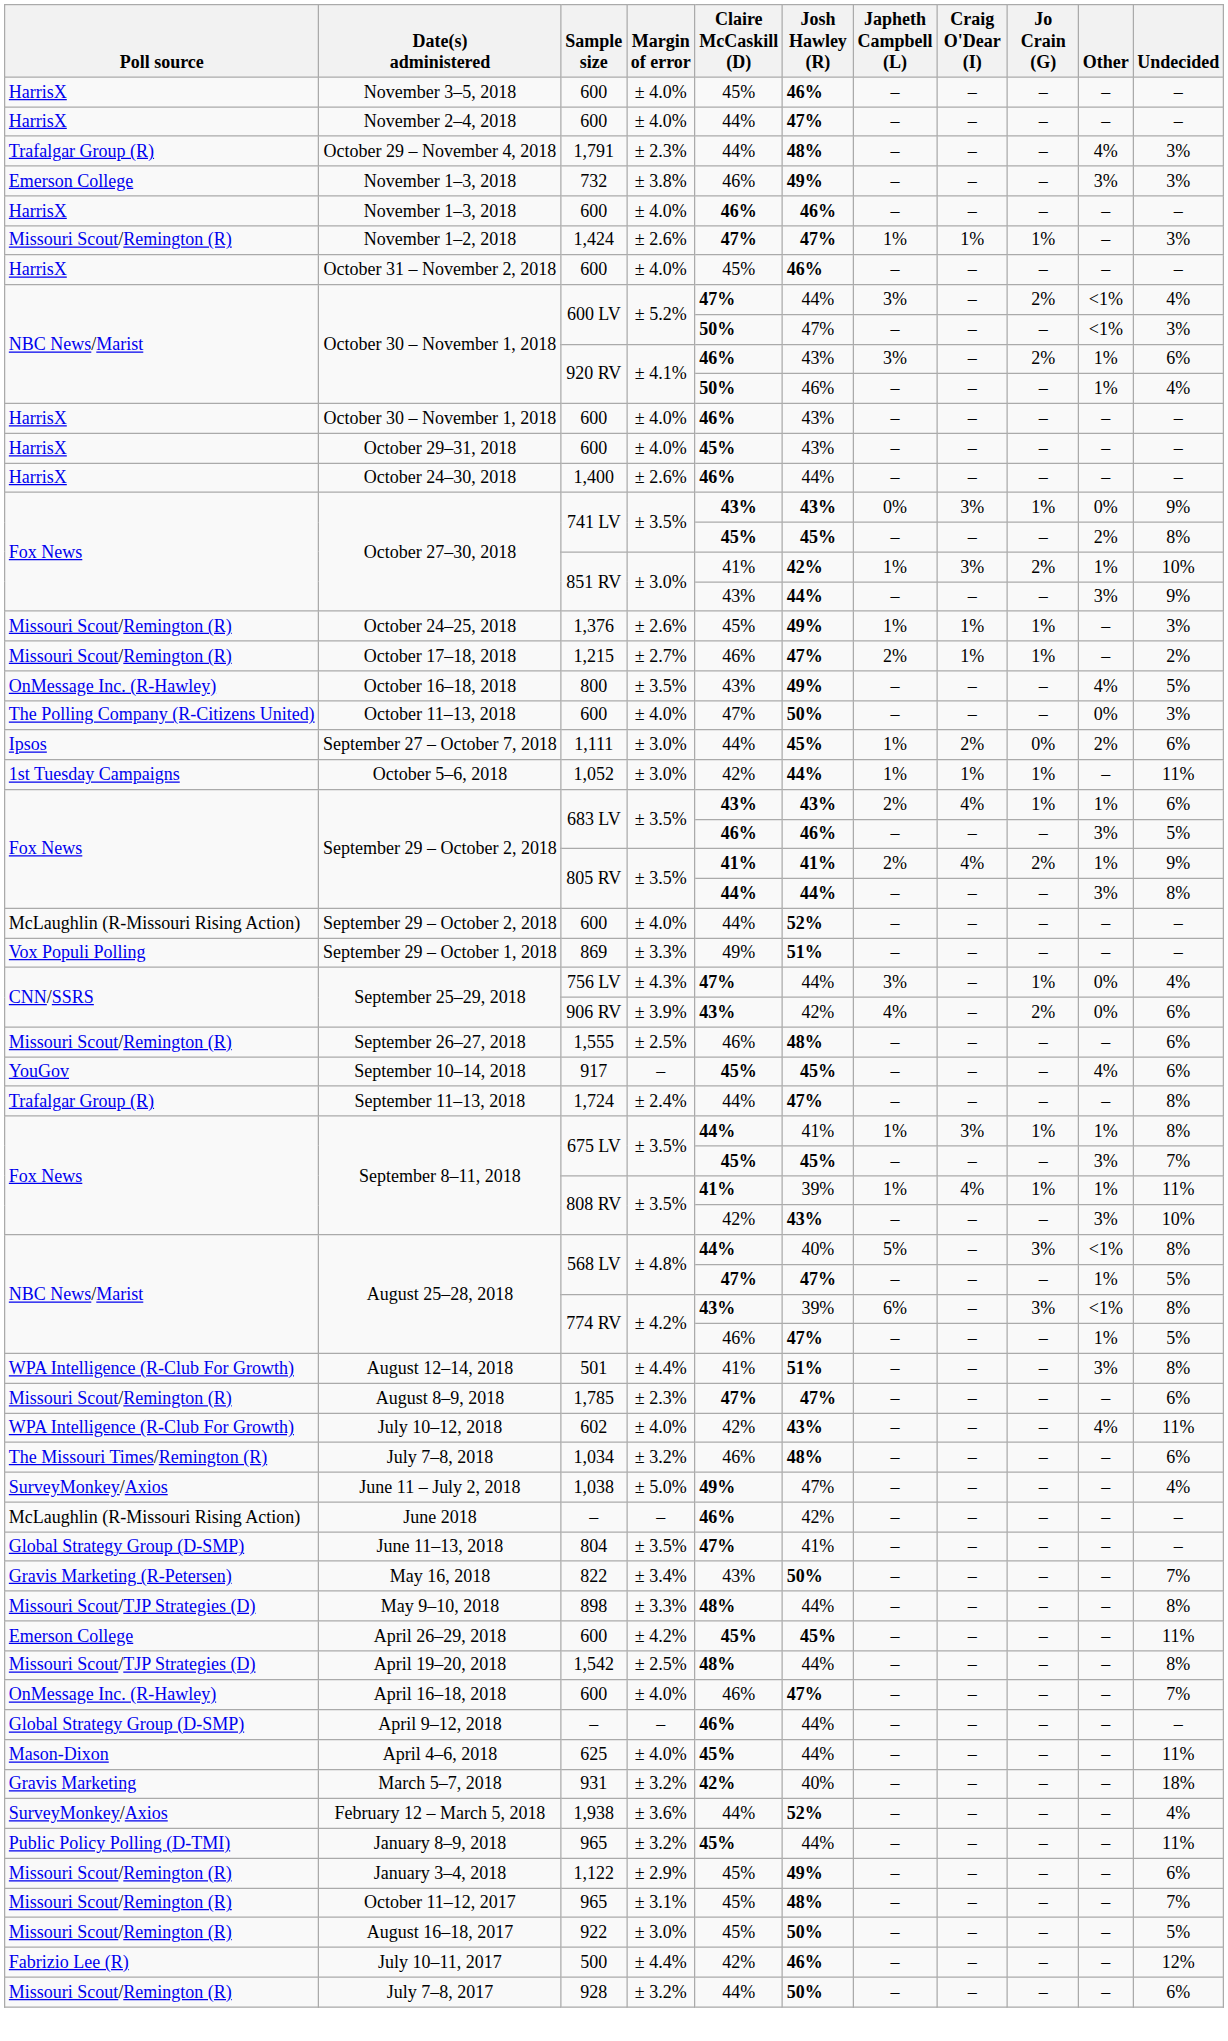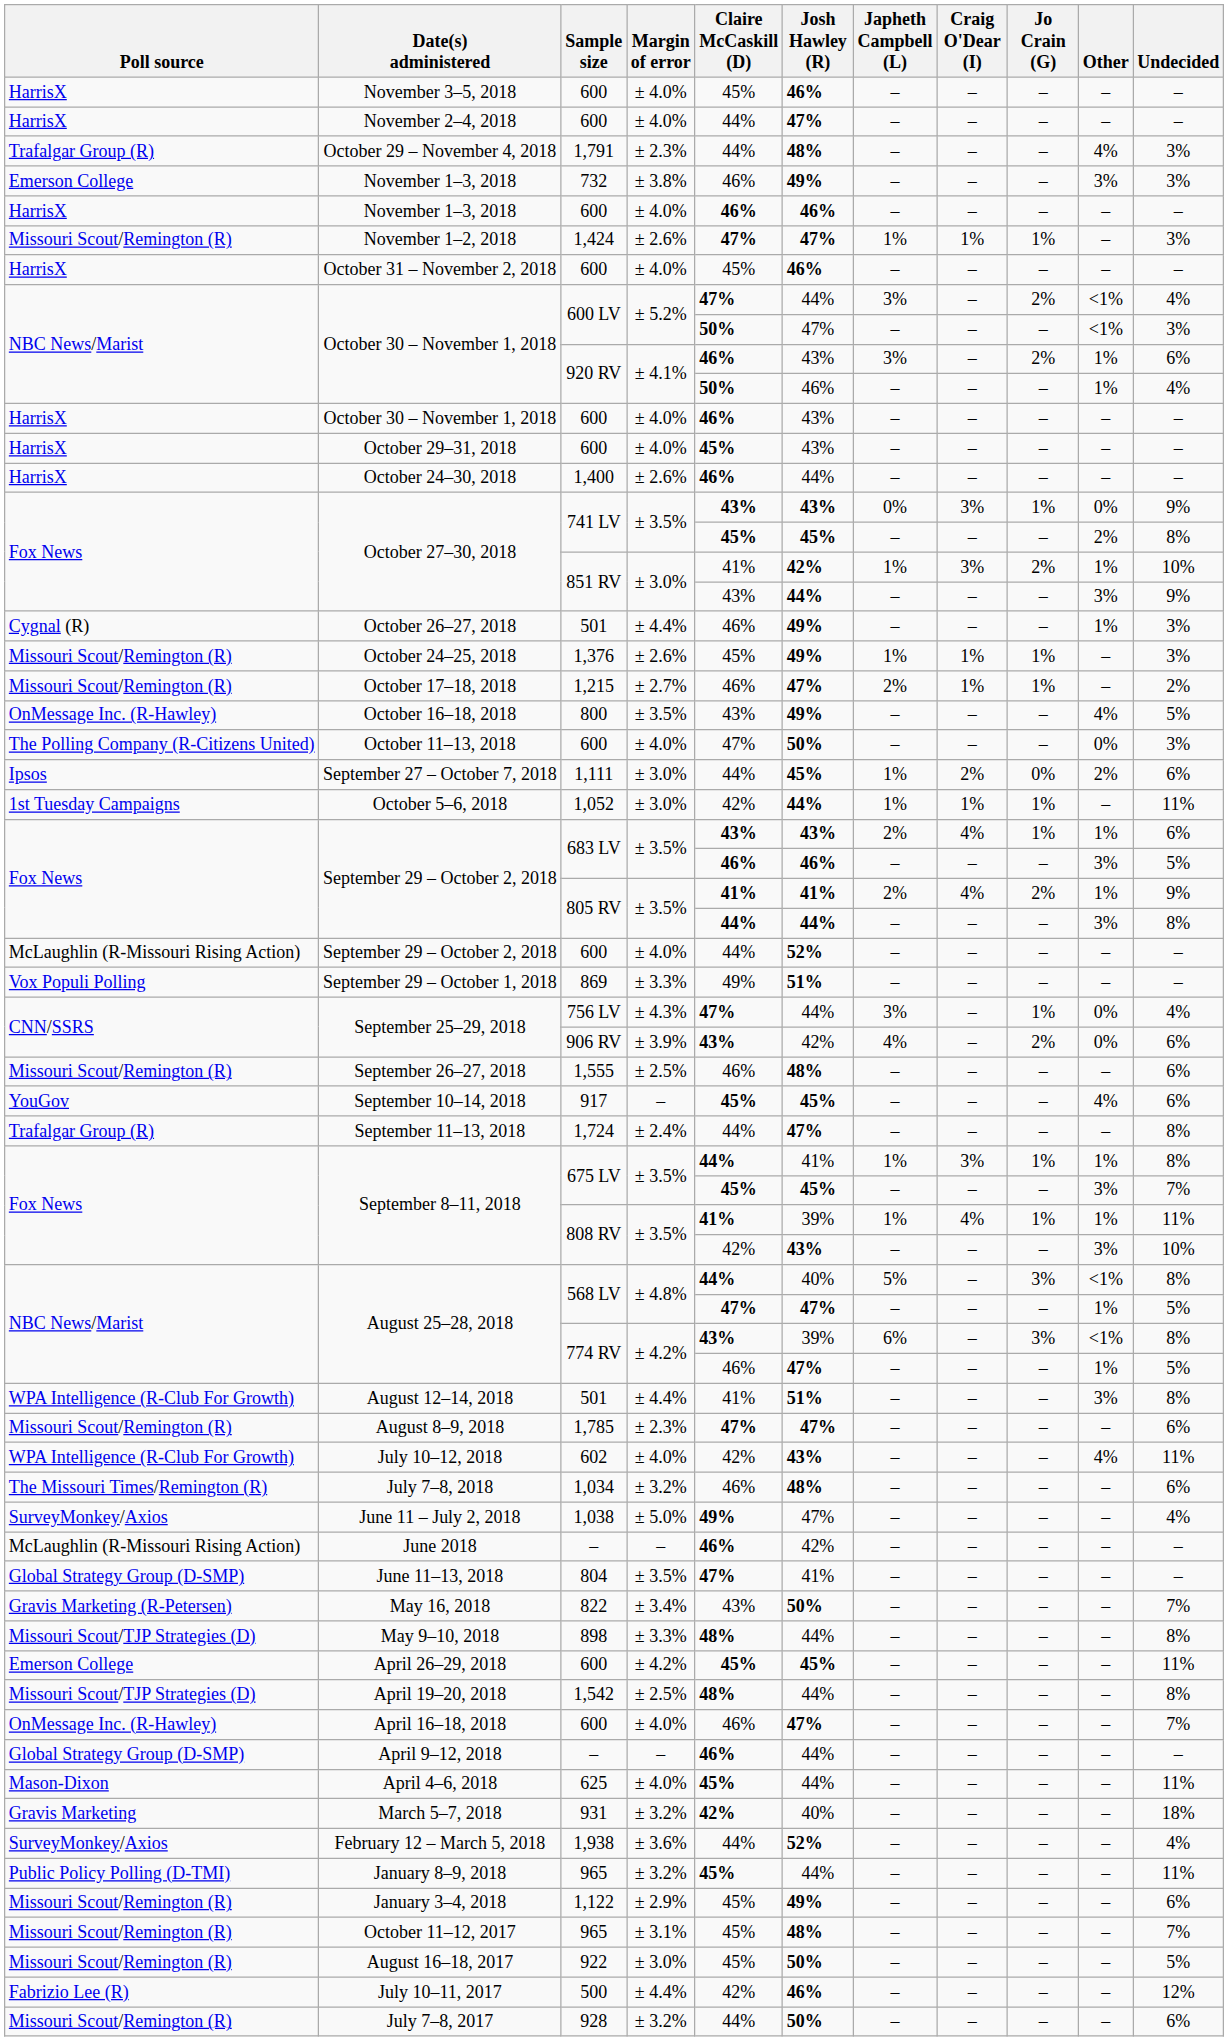+ row: (440, 626)
